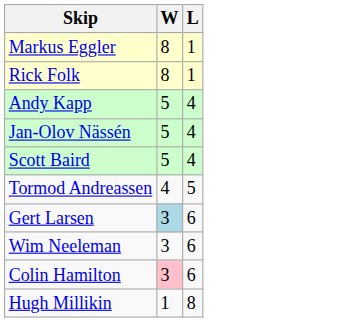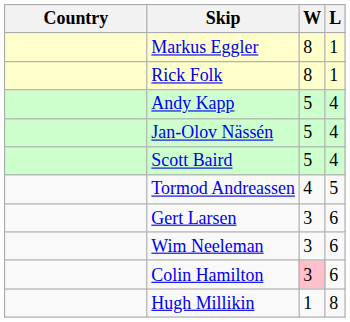+ column: (76, 18)
(165, 217) lightblue background -> (308, 217) no background
